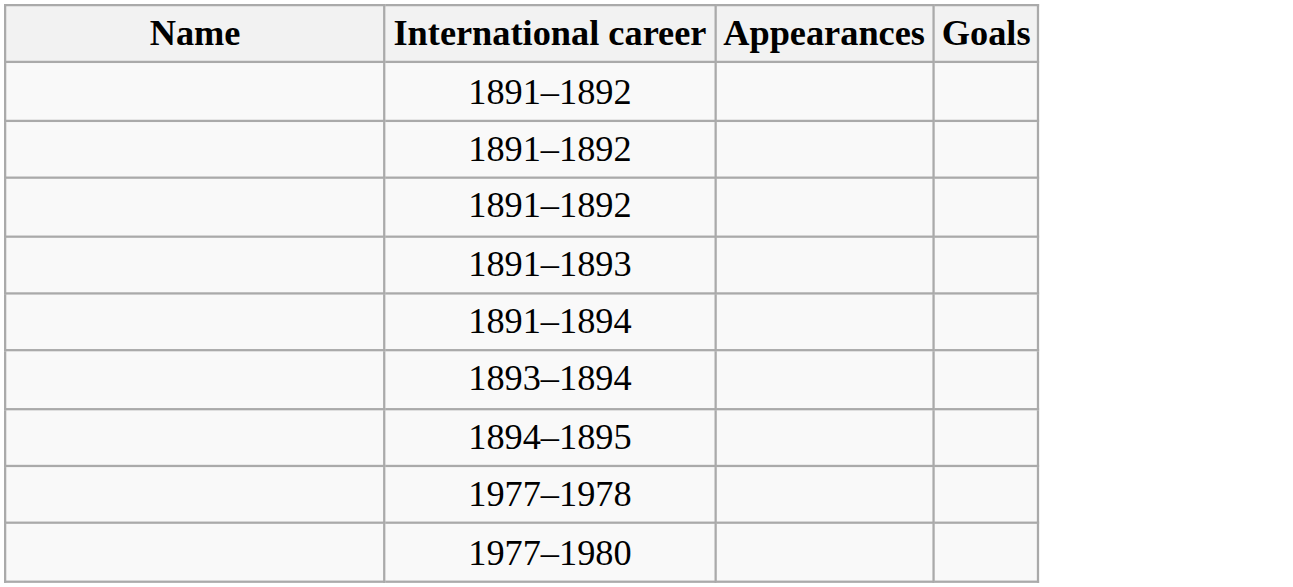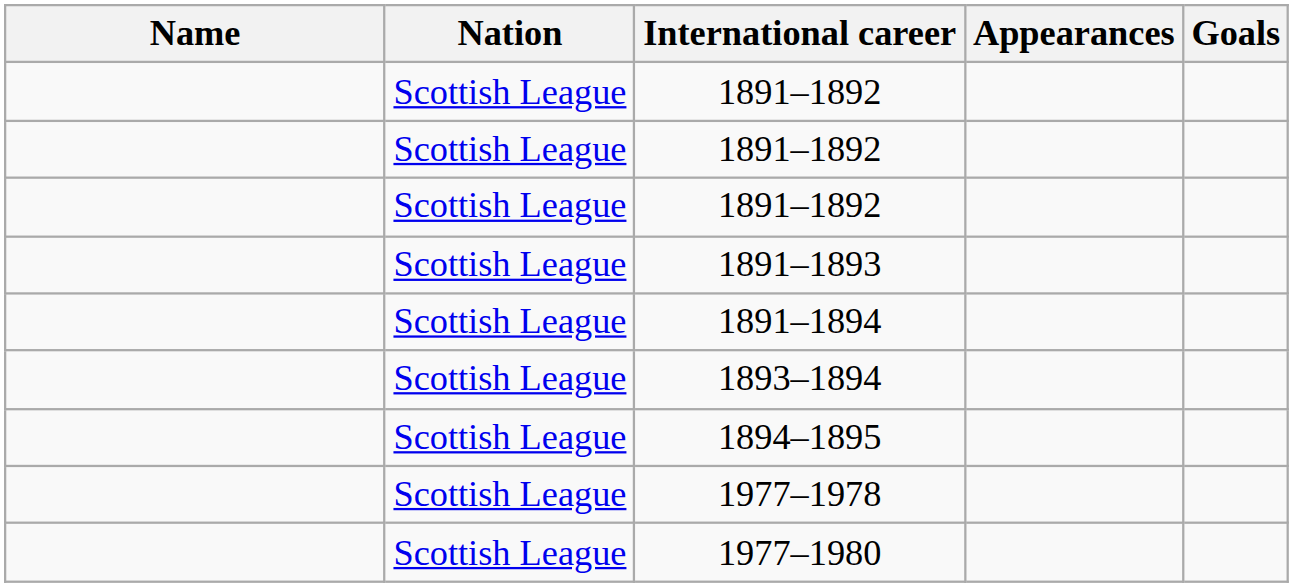+ column: (510, 33)
